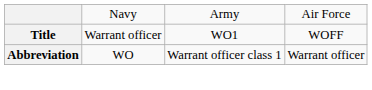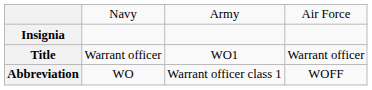+ row: (43, 34)
(326, 34) WOFF -> (326, 54) Warrant officer
(326, 54) Warrant officer -> (326, 74) WOFF
